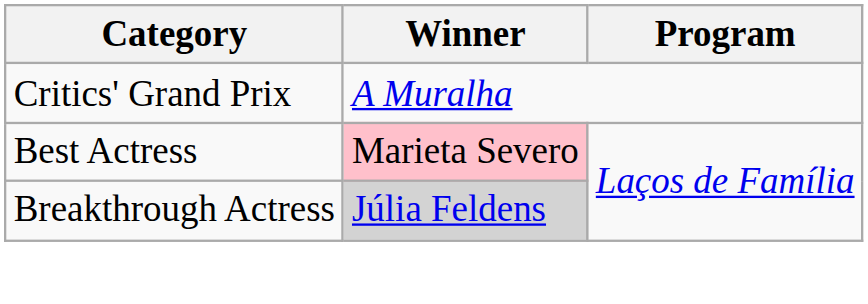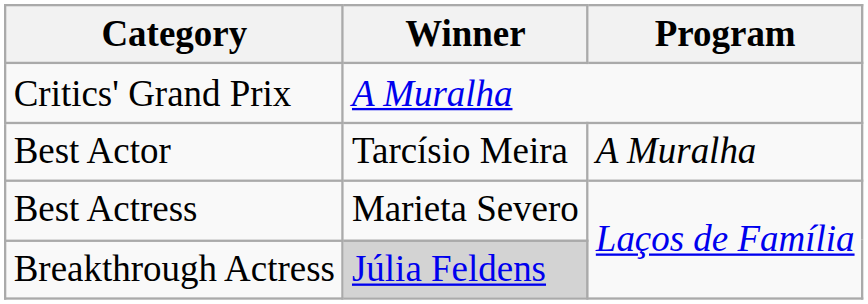+ row: (92, 151)
(465, 151) pink background -> (465, 209) no background
